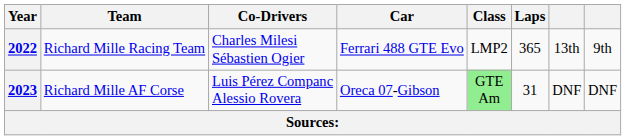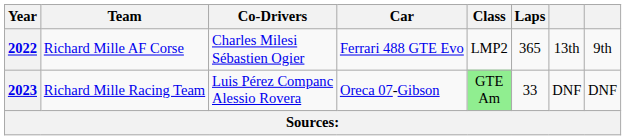(124, 49) Richard Mille Racing Team -> (114, 49) Richard Mille AF Corse
(114, 90) Richard Mille AF Corse -> (124, 90) Richard Mille Racing Team
(530, 90) 31 -> (530, 90) 33
